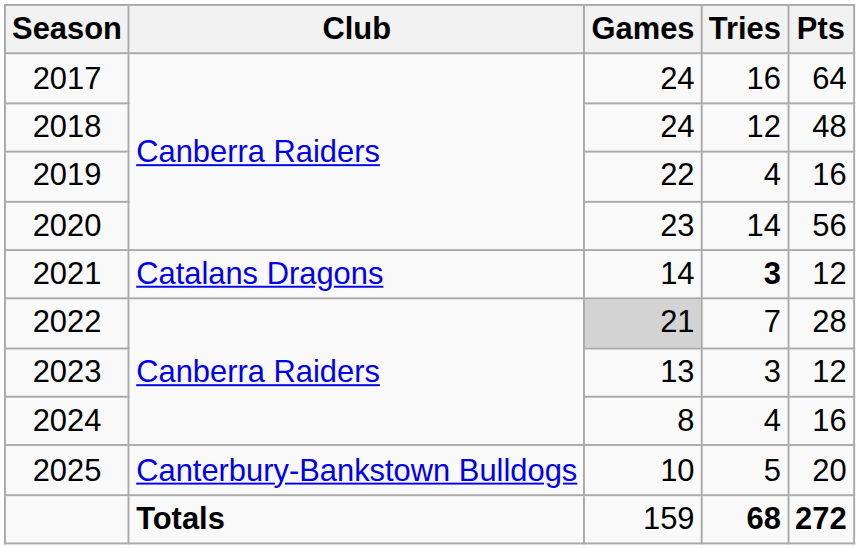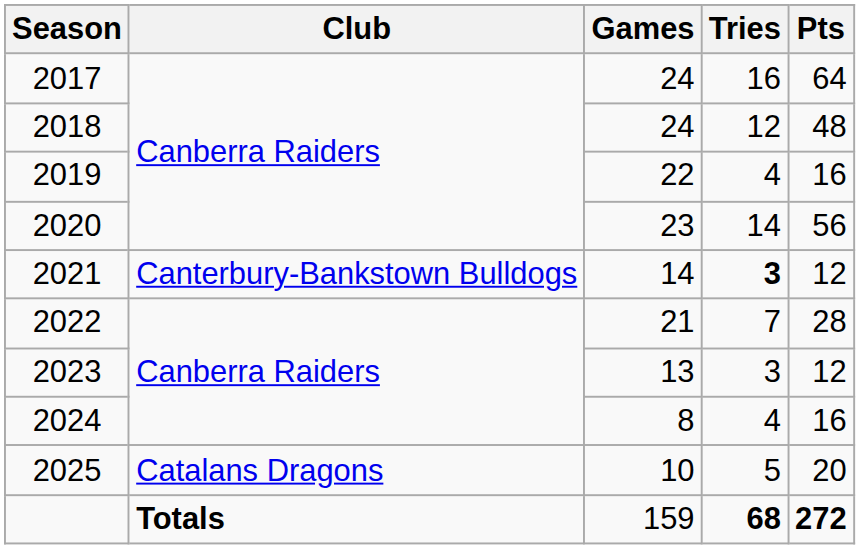(260, 273) Catalans Dragons -> (357, 273) Canterbury-Bankstown Bulldogs
(677, 322) lightgrey background -> (677, 322) no background
(357, 469) Canterbury-Bankstown Bulldogs -> (260, 469) Catalans Dragons
